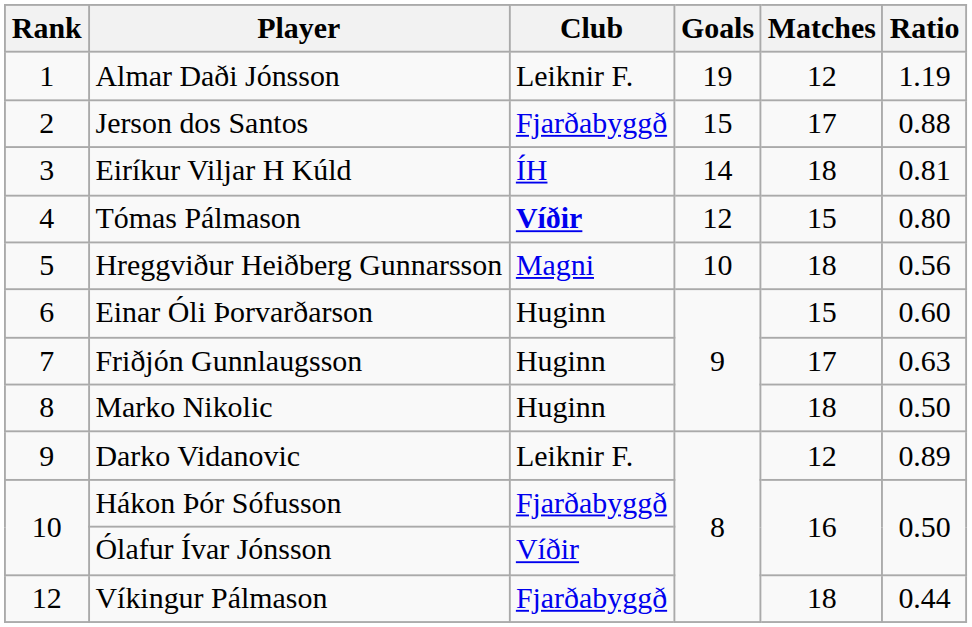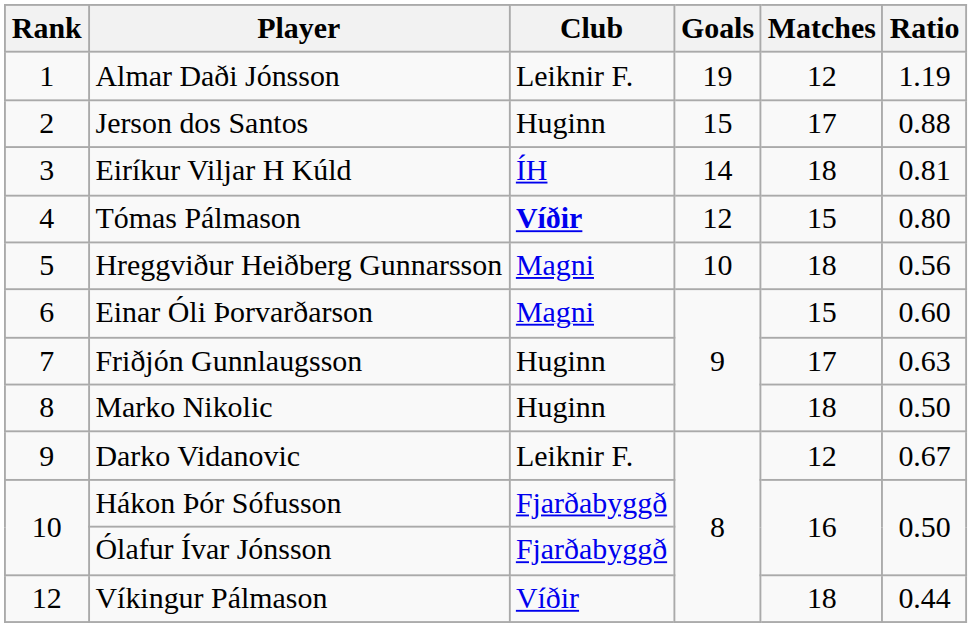(592, 123) Fjarðabyggð -> (561, 123) Huginn
(561, 312) Huginn -> (555, 312) Magni
(925, 455) 0.89 -> (925, 455) 0.67
(547, 550) Víðir -> (592, 550) Fjarðabyggð
(592, 597) Fjarðabyggð -> (547, 597) Víðir
